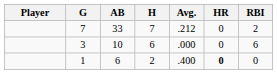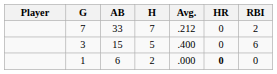(117, 45) 10 -> (117, 45) 15
(152, 45) 6 -> (152, 45) 5
(186, 45) .000 -> (186, 45) .400
(186, 61) .400 -> (186, 61) .000
